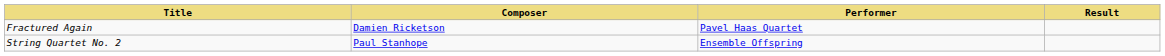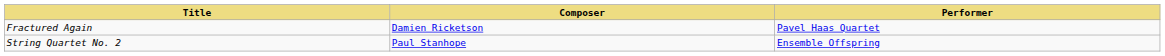- column: (1102, 12)
